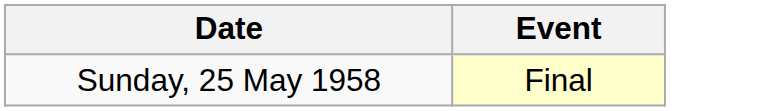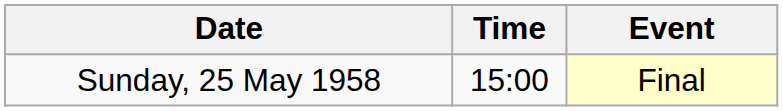+ column: (509, 29)
